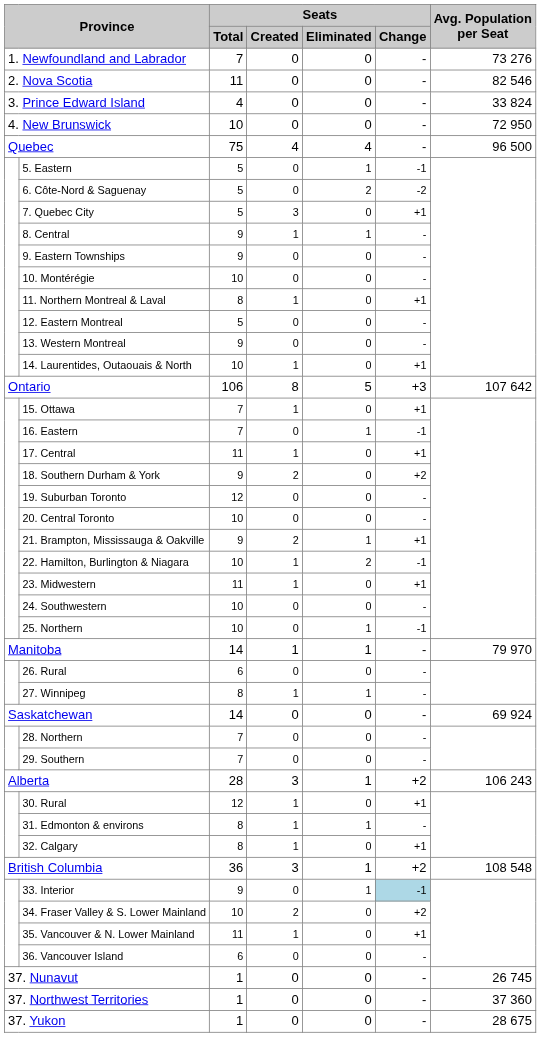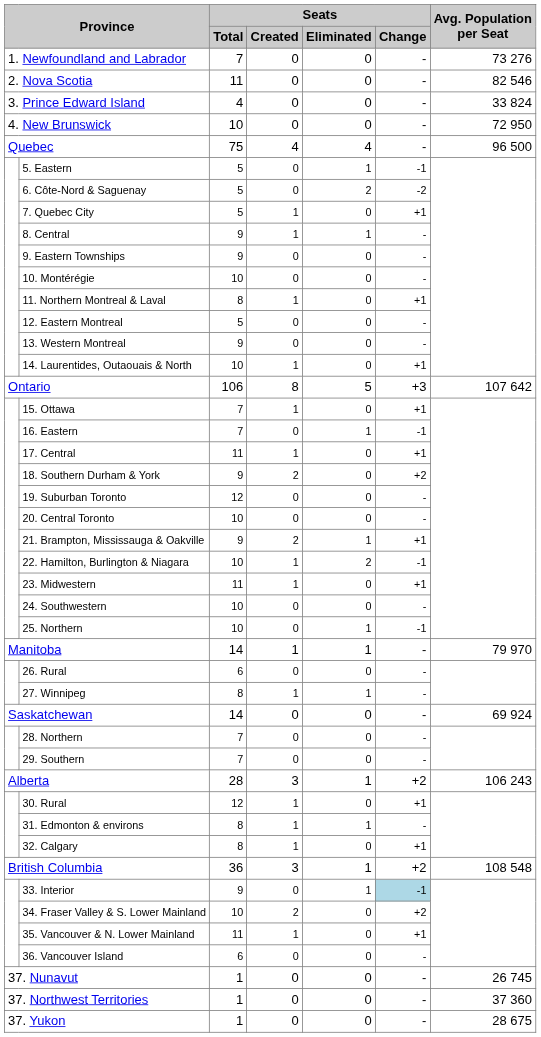(296, 213) 3 -> (296, 213) 1
